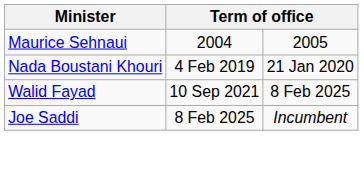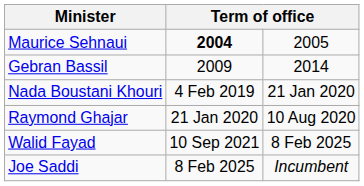(214, 42) normal -> (214, 42) bold
+ row: (58, 67)
+ row: (68, 117)
